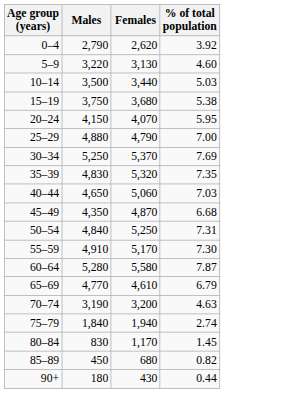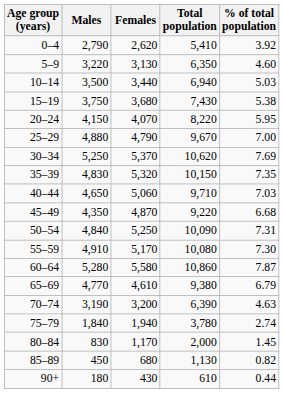+ column: (190, 20)
